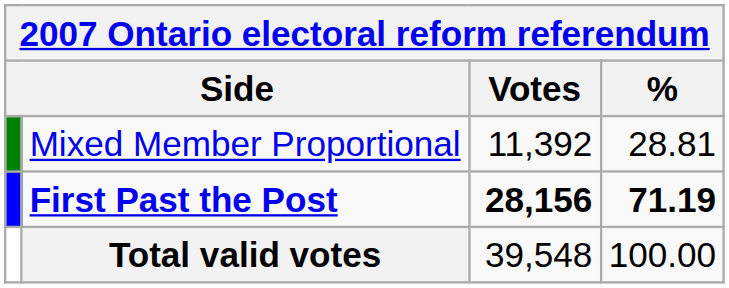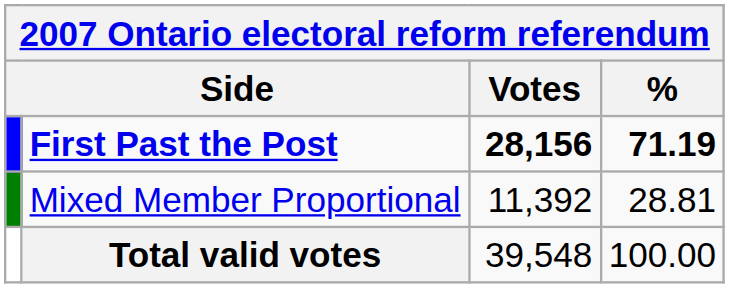rows swapped: (184, 200) <-> (245, 144)
